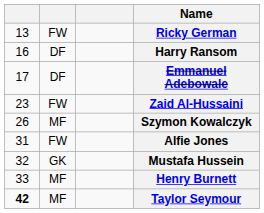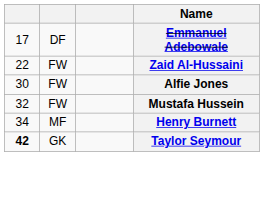- row: (196, 33)
- row: (196, 52)
(22, 103) 23 -> (22, 65) 22
- row: (196, 122)
(22, 141) 31 -> (22, 84) 30
(58, 160) GK -> (58, 103) FW
(22, 179) 33 -> (22, 122) 34
(58, 198) MF -> (58, 141) GK
